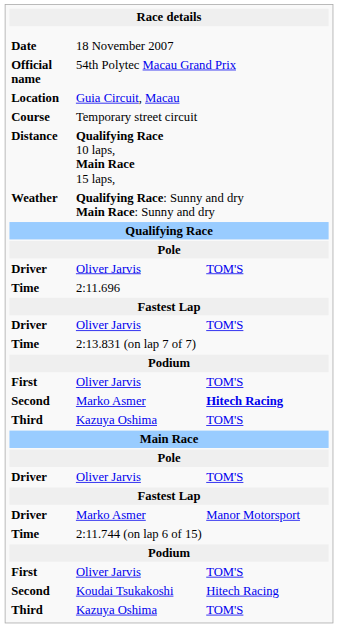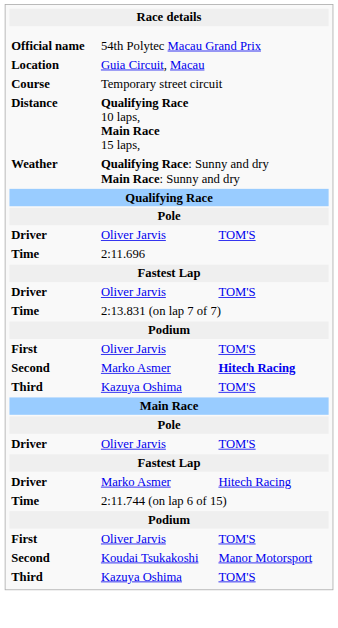- row: (24, 46)
(253, 515) Manor Motorsport -> (255, 482) Hitech Racing
(243, 591) Hitech Racing -> (265, 558) Manor Motorsport
